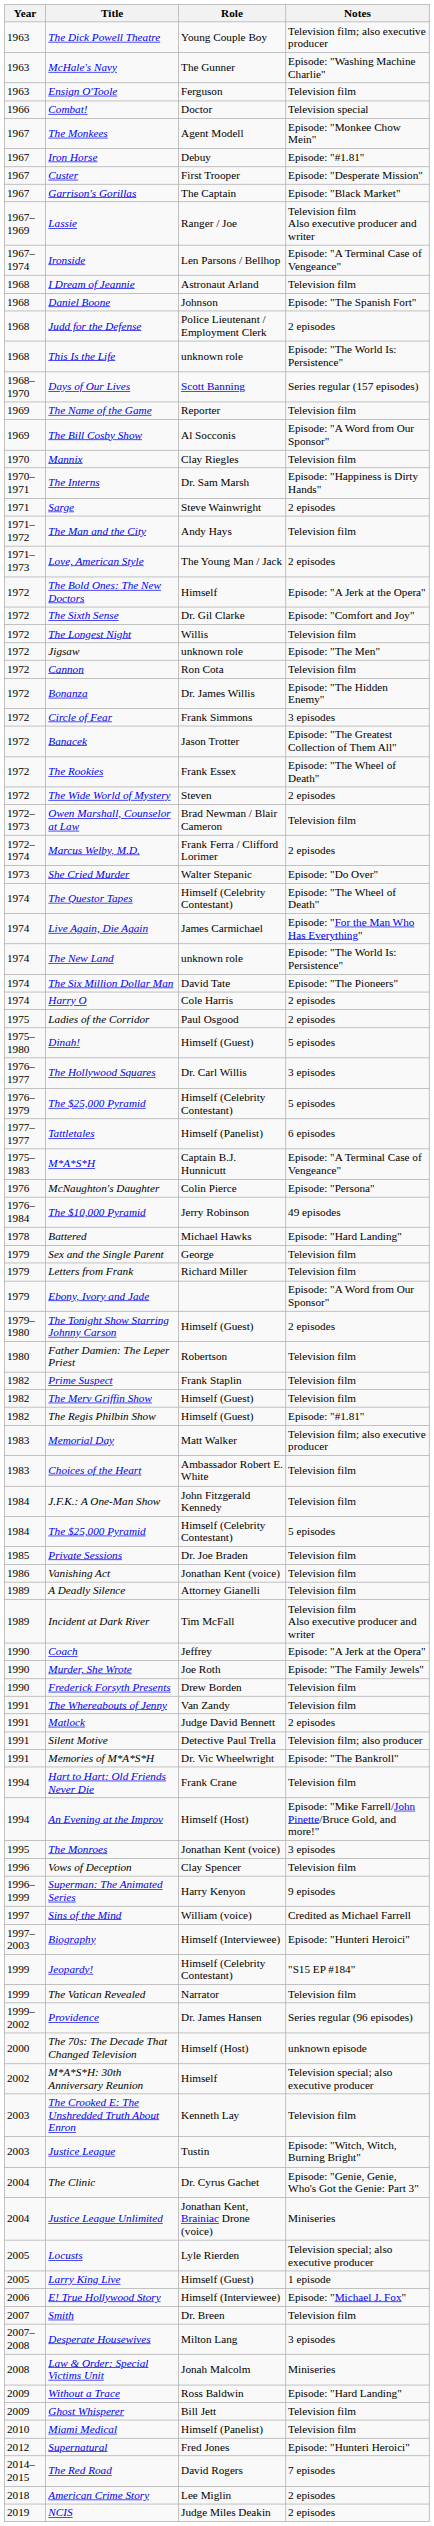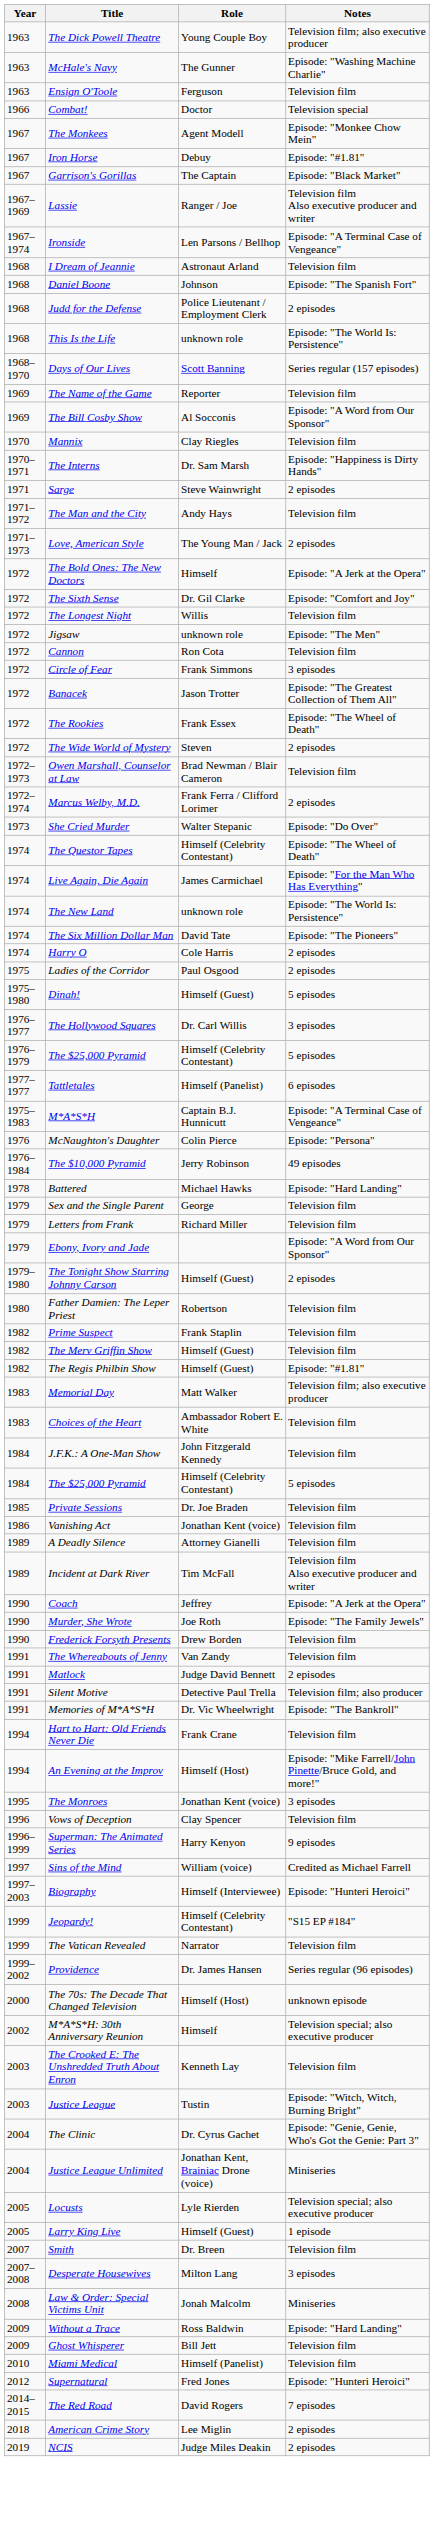- row: (18, 175)
- row: (18, 693)
- row: (18, 2297)
